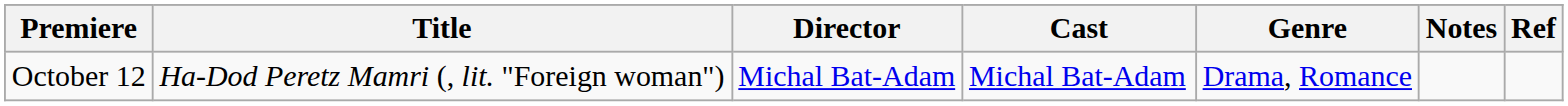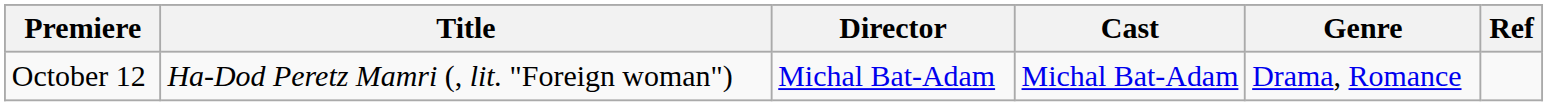- column: (1462, 28)
